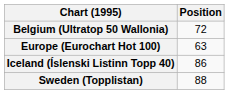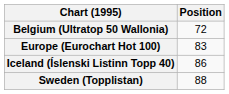(201, 47) 63 -> (201, 47) 83
